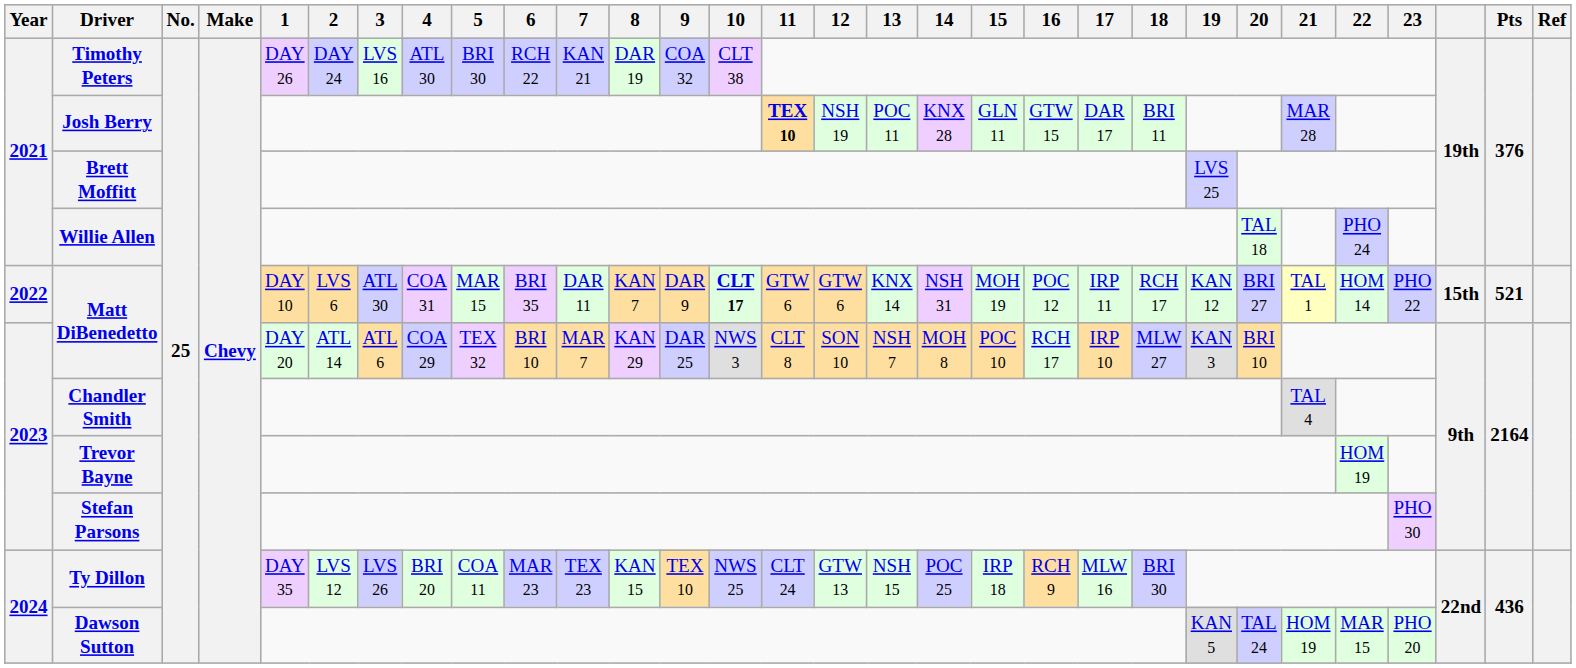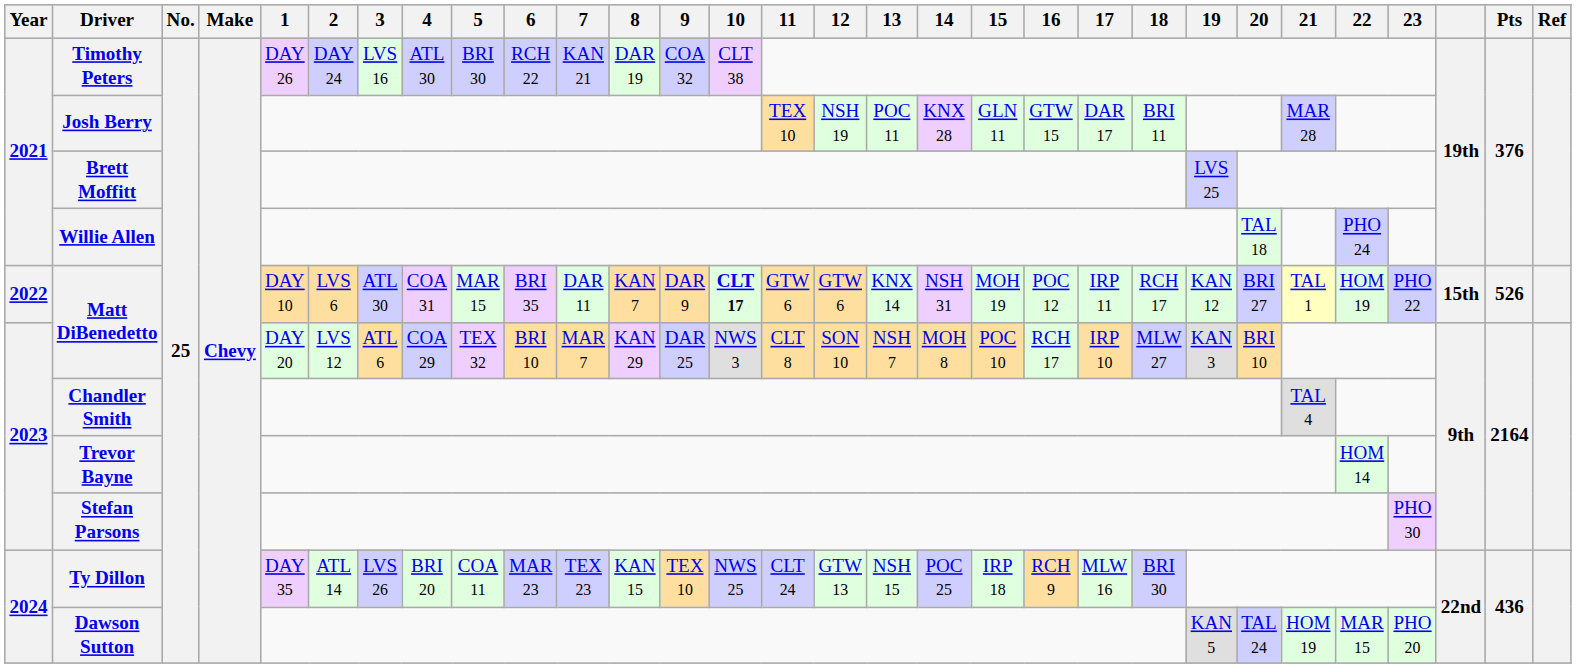(788, 122) bold -> (788, 122) normal
(1362, 292) HOM 14 -> (1362, 292) HOM 19
(1509, 293) 521 -> (1509, 293) 526
(334, 349) ATL 14 -> (334, 349) LVS 12
(1362, 463) HOM 19 -> (1362, 463) HOM 14
(334, 577) LVS 12 -> (334, 577) ATL 14
